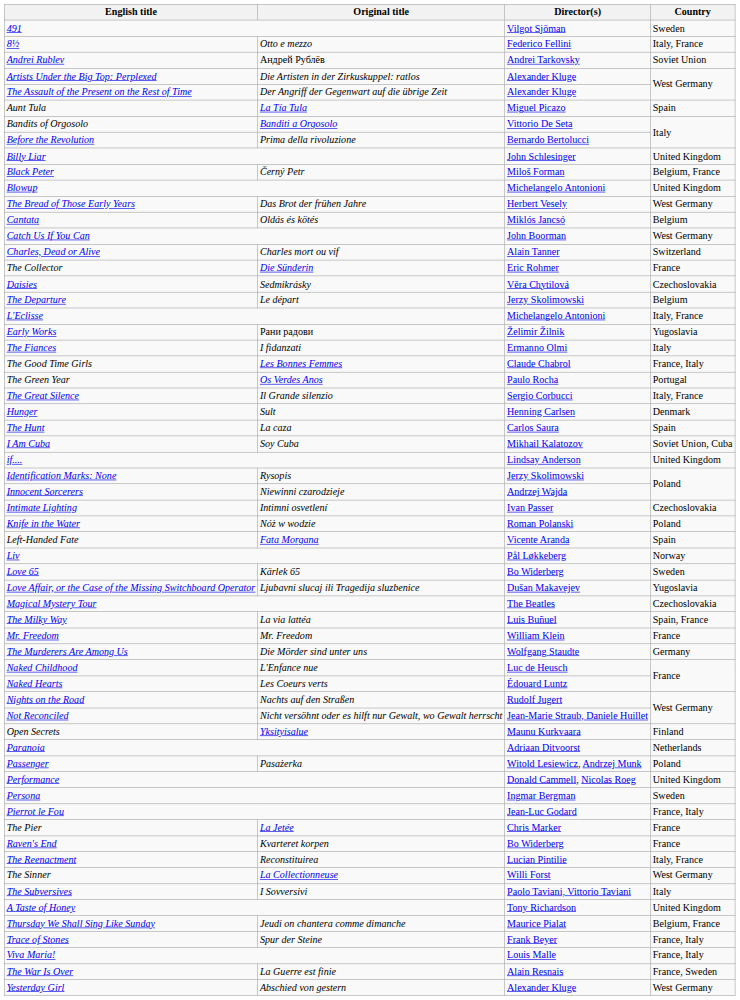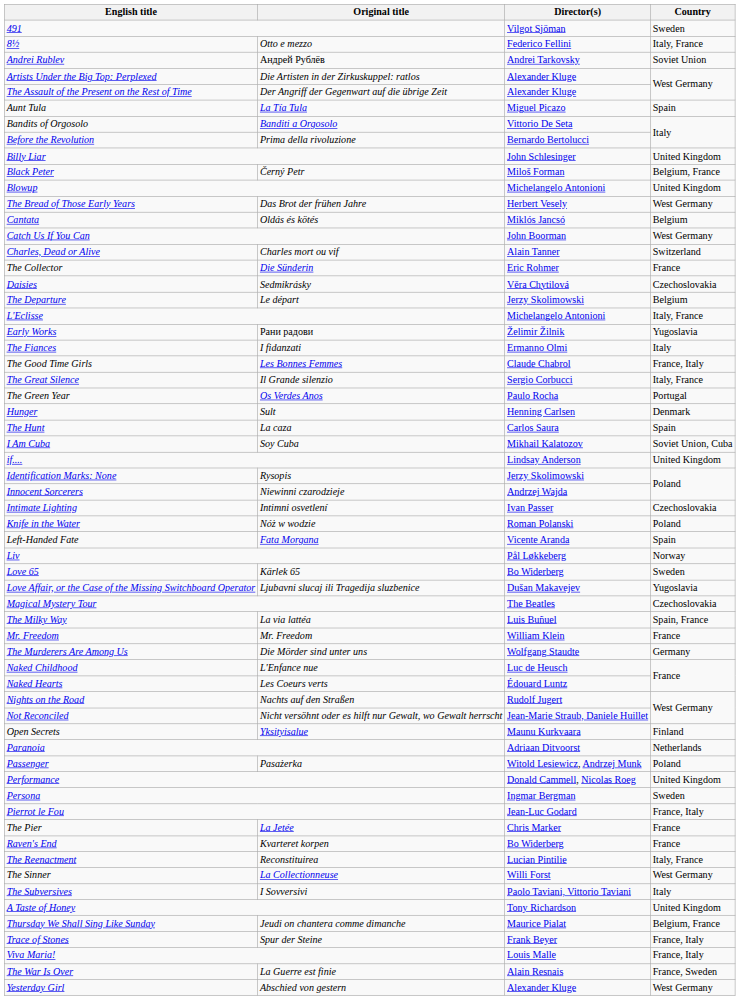rows swapped: (43, 396) <-> (38, 380)
